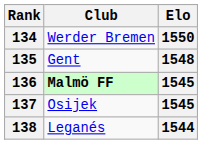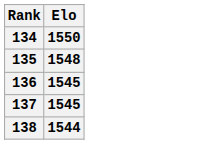- column: (101, 16)
